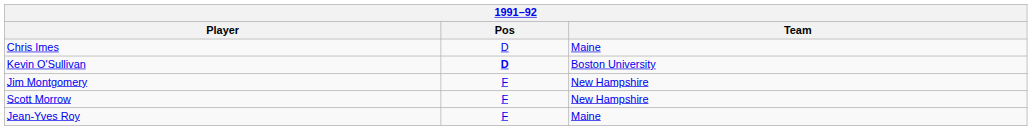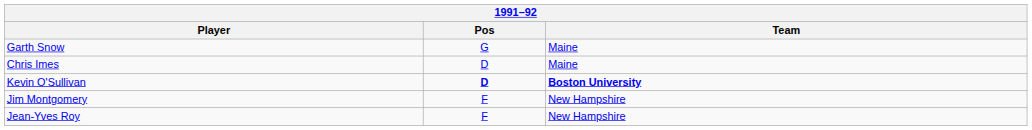+ row: (36, 47)
(613, 64) normal -> (595, 82) bold
- row: (39, 99)
(586, 116) Maine -> (587, 116) New Hampshire
